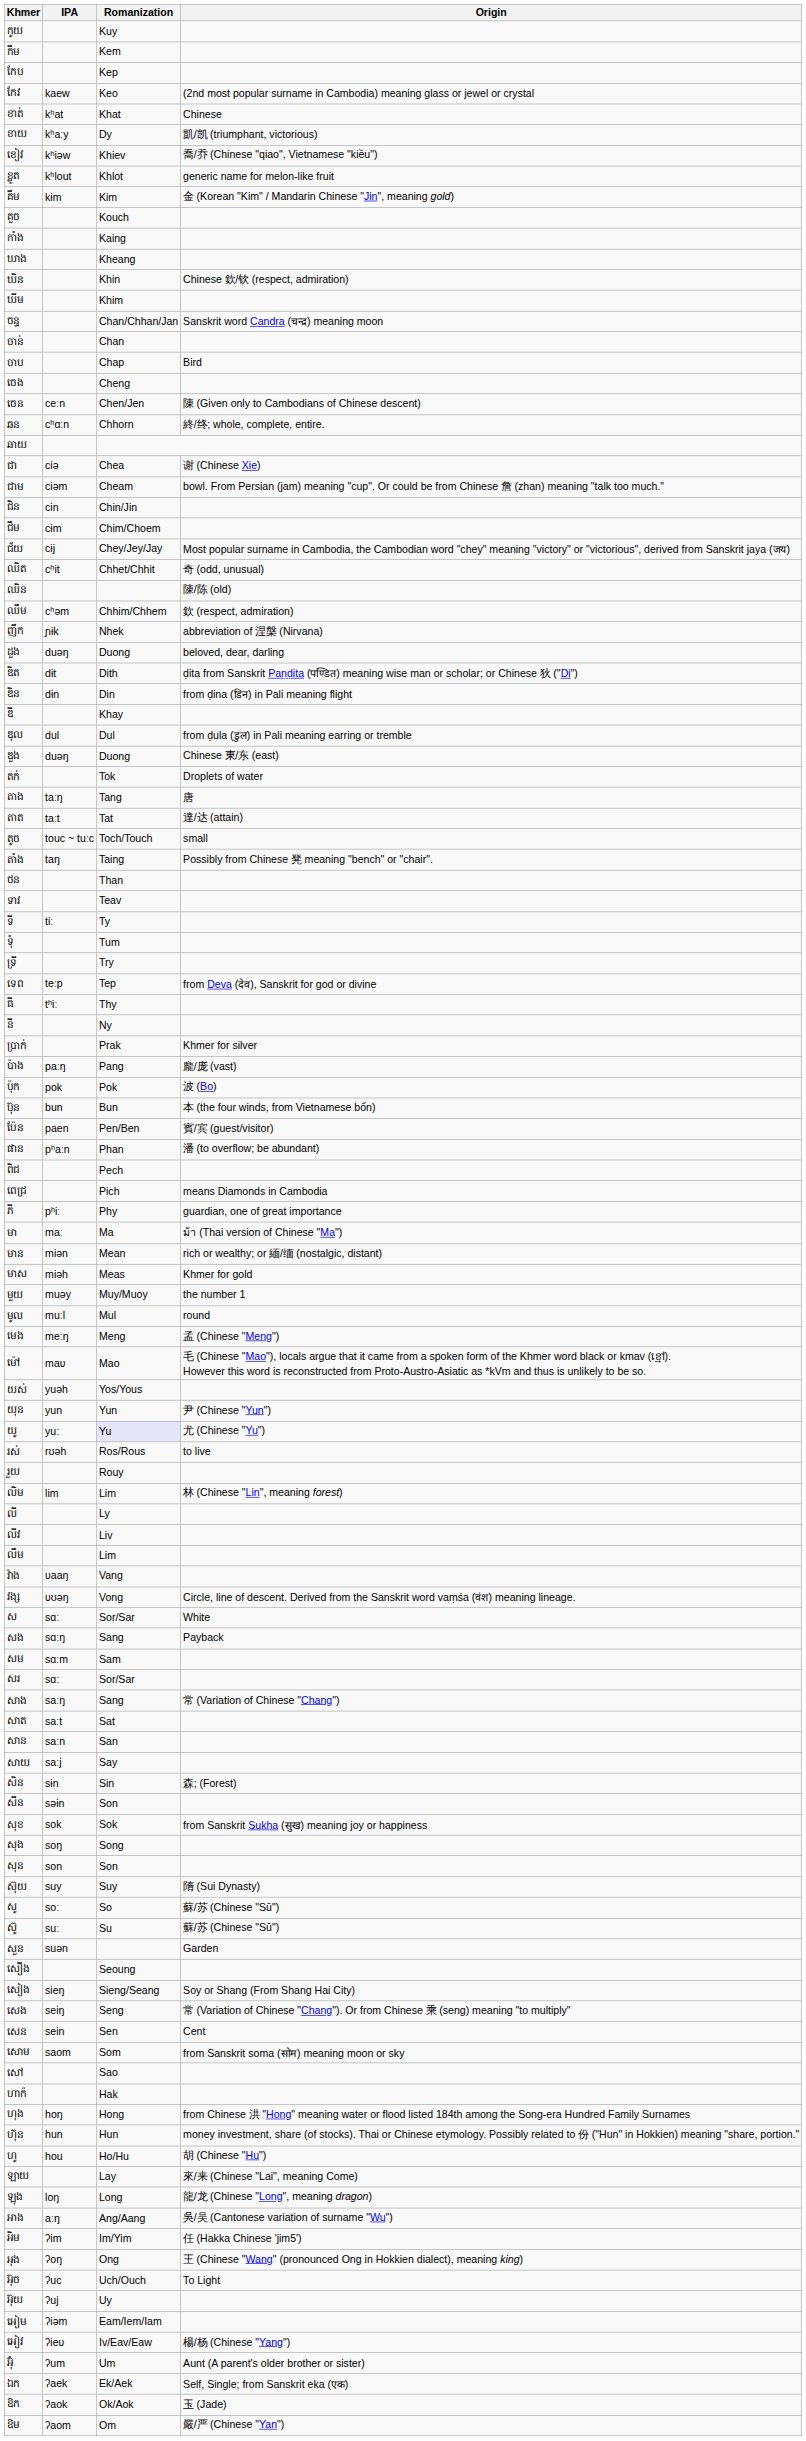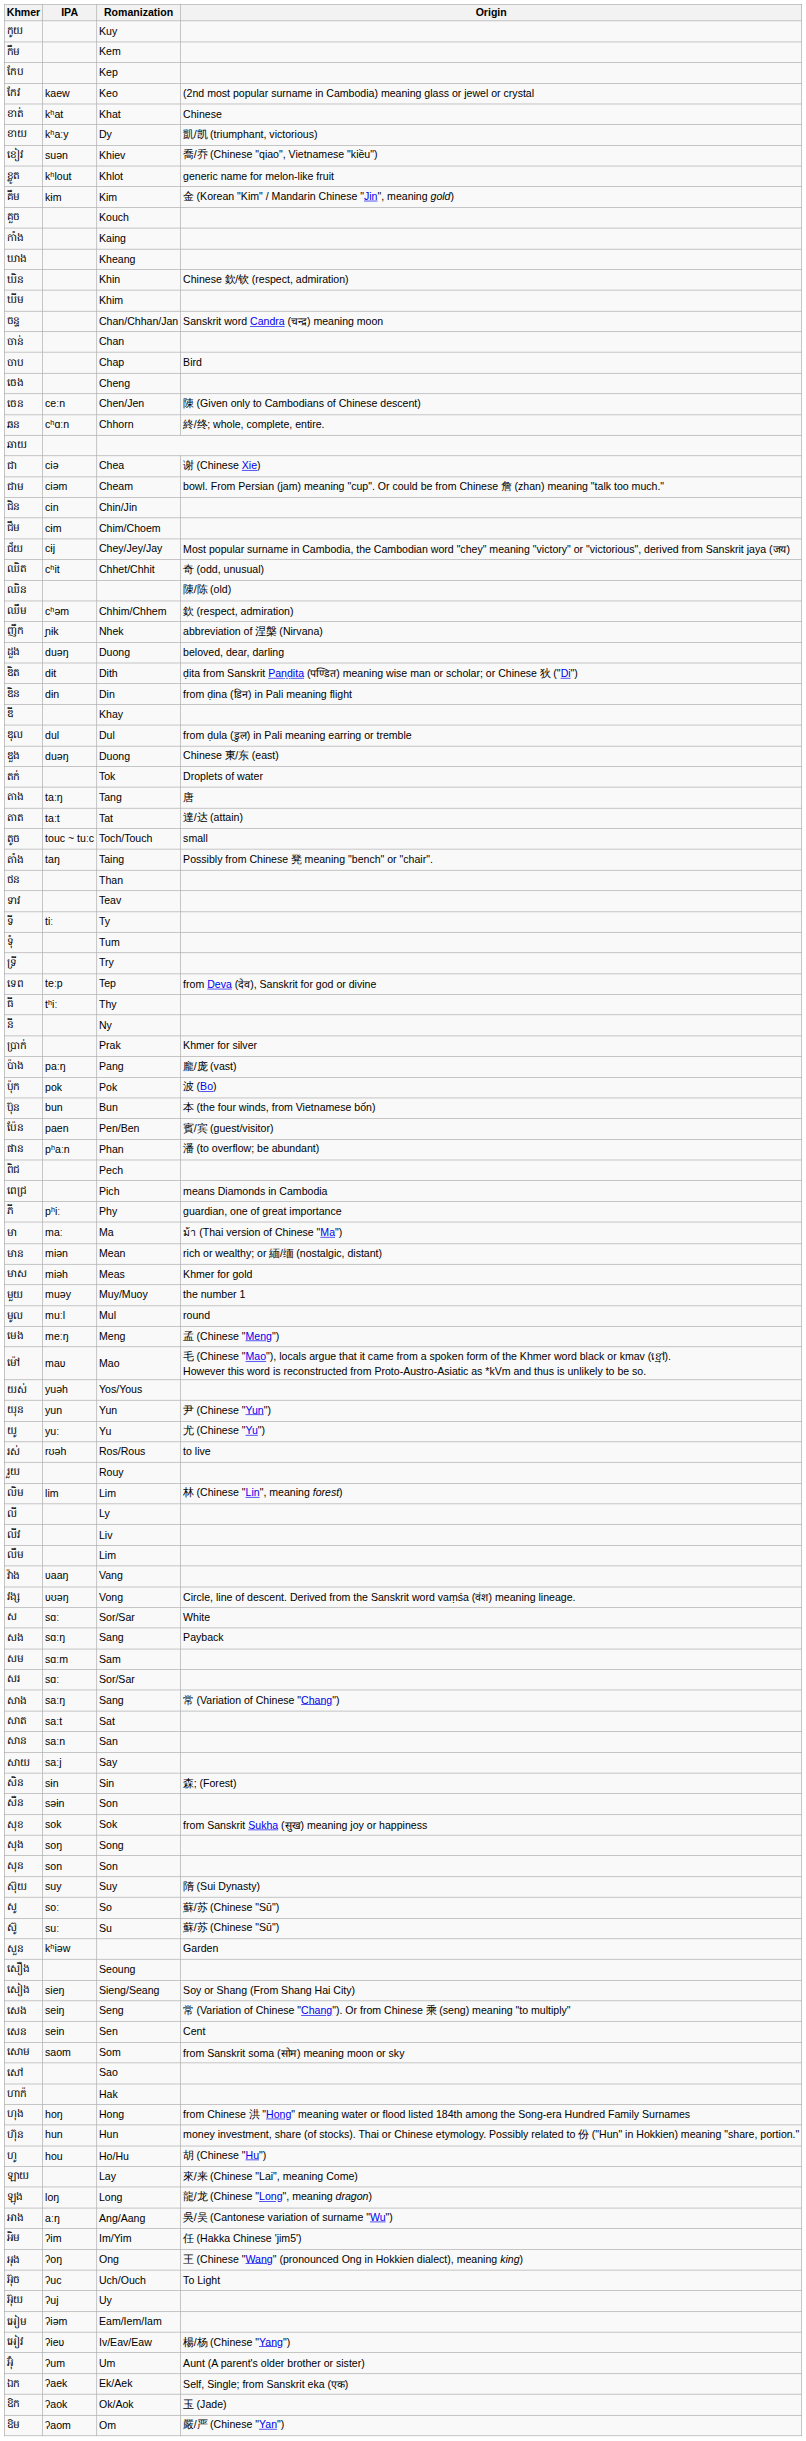(58, 155) kʰiəw -> (57, 155) suən
(105, 1431) lavender background -> (105, 1431) no background
(57, 1949) suən -> (58, 1949) kʰiəw
